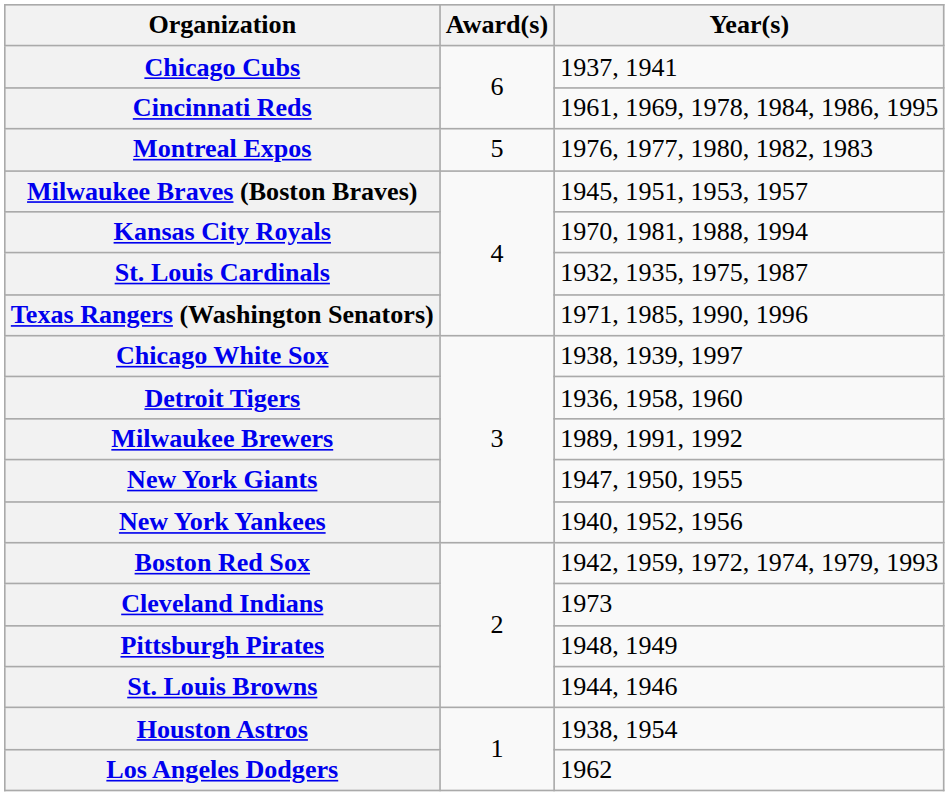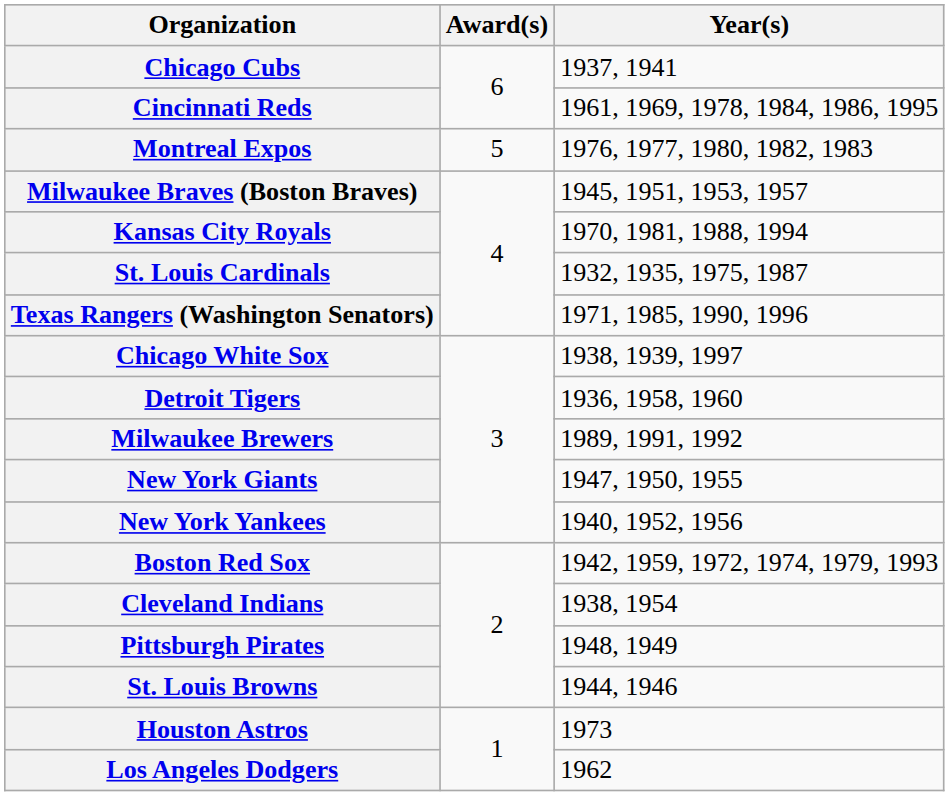(586, 604) 1973 -> (619, 604) 1938, 1954
(619, 728) 1938, 1954 -> (586, 728) 1973
